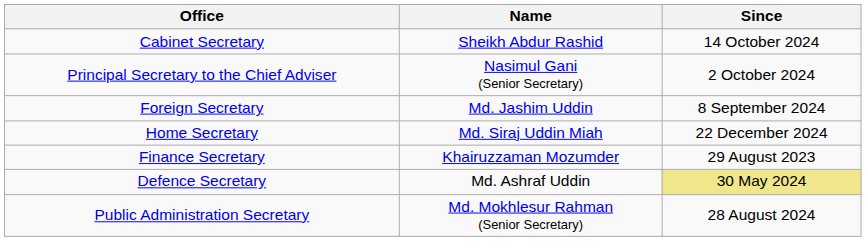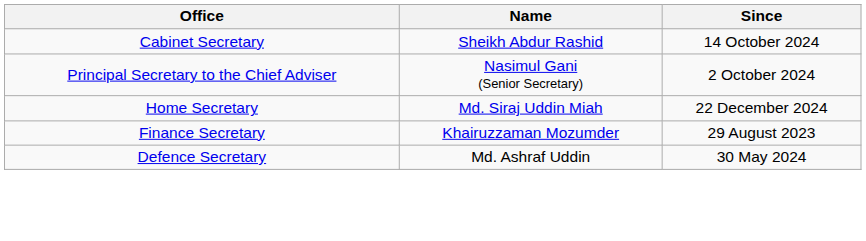- row: (202, 108)
(762, 181) khaki background -> (762, 157) no background
- row: (202, 215)
